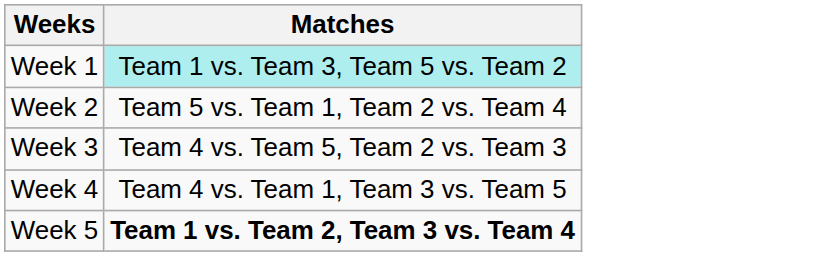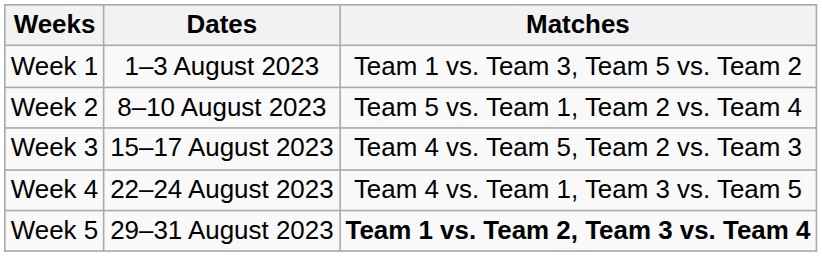+ column: (222, 25)
(343, 66) paleturquoise background -> (578, 66) no background
